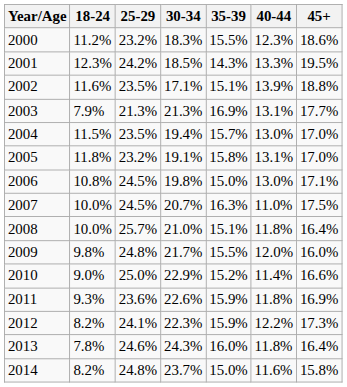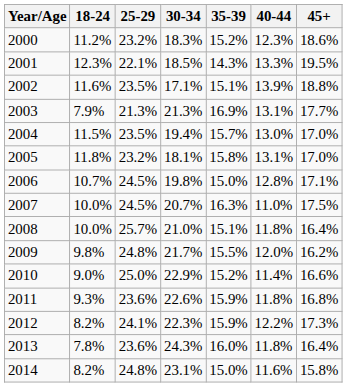(229, 39) 15.5% -> (229, 39) 15.2%
(138, 63) 24.2% -> (138, 63) 22.1%
(183, 157) 19.1% -> (183, 157) 18.1%
(93, 181) 10.8% -> (93, 181) 10.7%
(274, 181) 13.0% -> (274, 181) 12.8%
(319, 252) 16.0% -> (319, 252) 16.2%
(319, 299) 16.9% -> (319, 299) 16.8%
(138, 346) 24.6% -> (138, 346) 23.6%
(183, 370) 23.7% -> (183, 370) 23.1%
